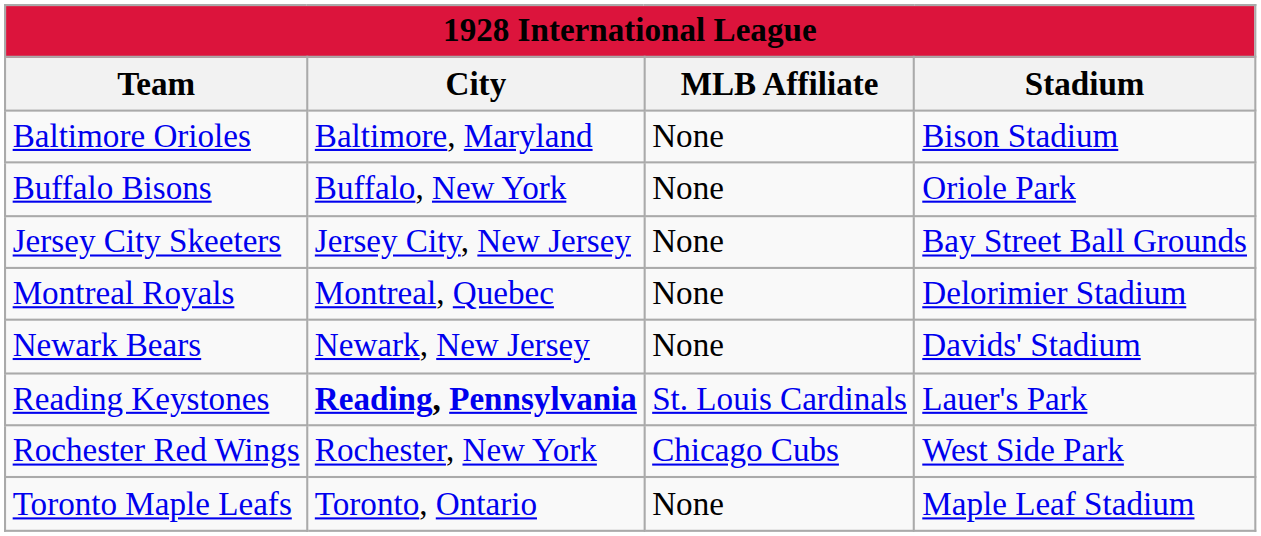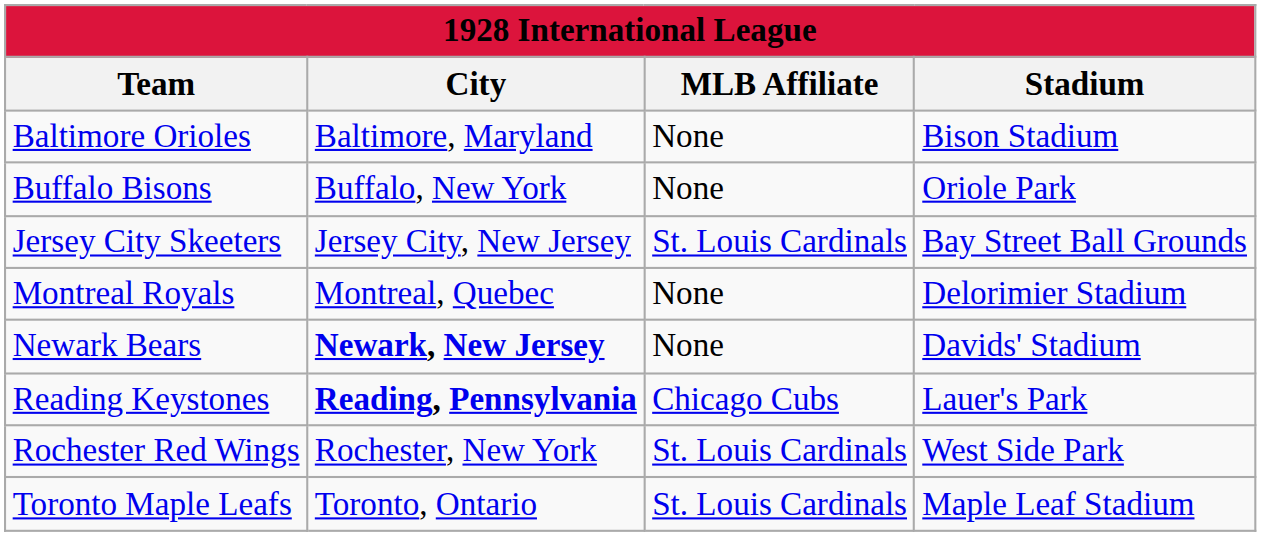(688, 240) None -> (780, 240) St. Louis Cardinals
(452, 345) normal -> (460, 345) bold
(780, 398) St. Louis Cardinals -> (746, 398) Chicago Cubs
(746, 450) Chicago Cubs -> (780, 450) St. Louis Cardinals
(688, 503) None -> (780, 503) St. Louis Cardinals
